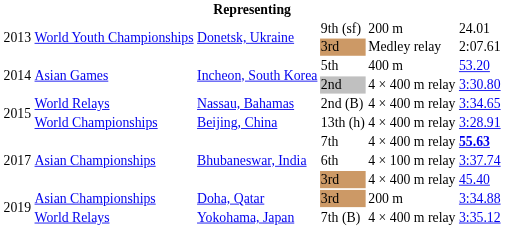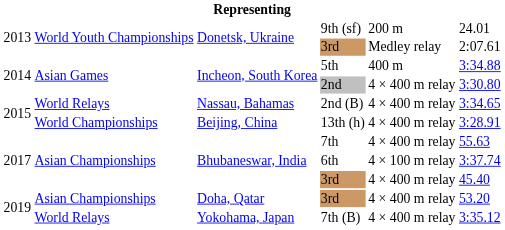(474, 66) 53.20 -> (480, 66) 3:34.88
(474, 141) bold -> (474, 141) normal
(386, 198) 200 m -> (412, 198) 4 × 400 m relay
(480, 198) 3:34.88 -> (474, 198) 53.20
